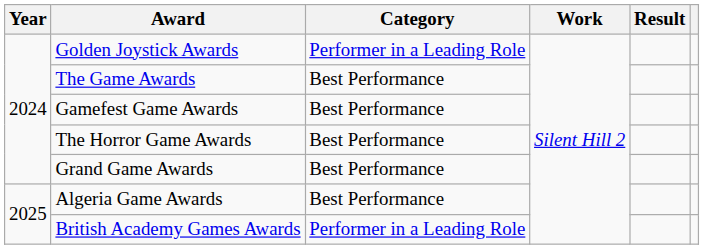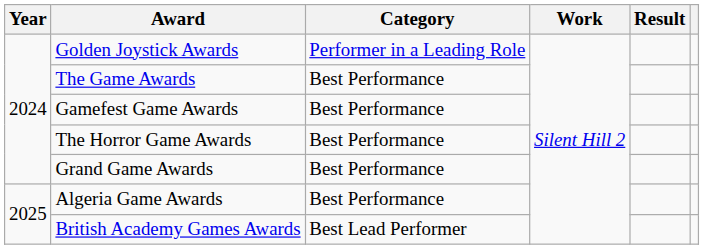(417, 229) Performer in a Leading Role -> (388, 229) Best Lead Performer
